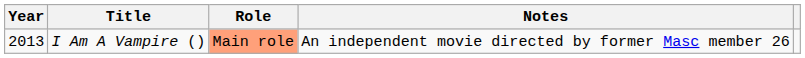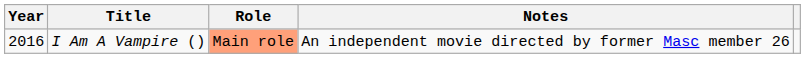(26, 41) 2013 -> (26, 41) 2016
